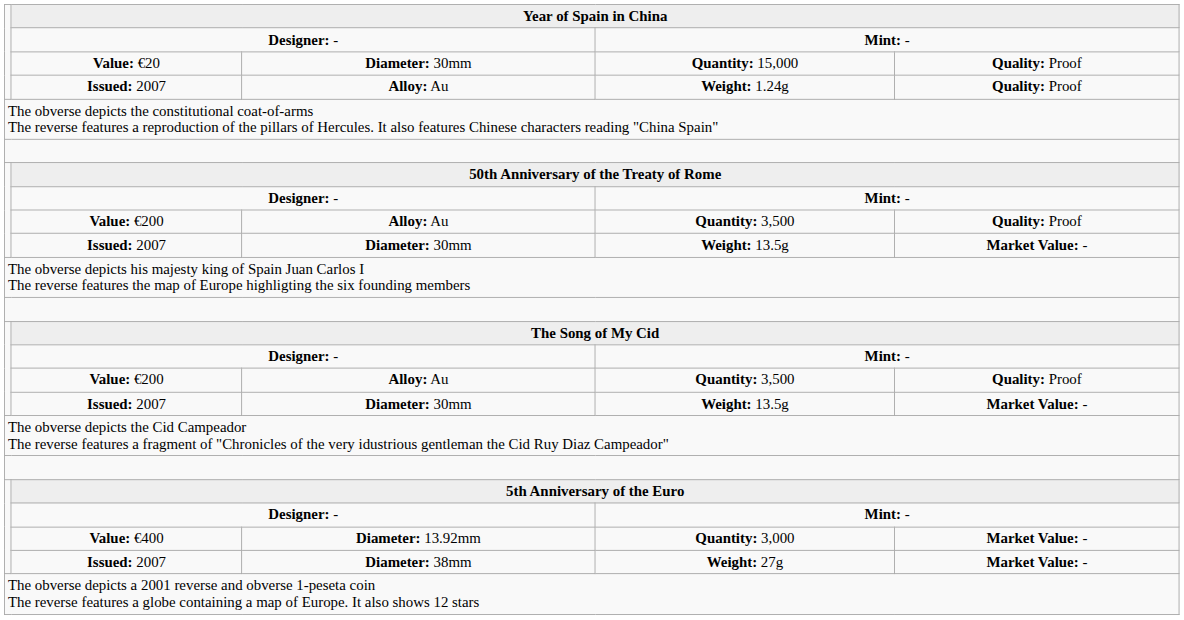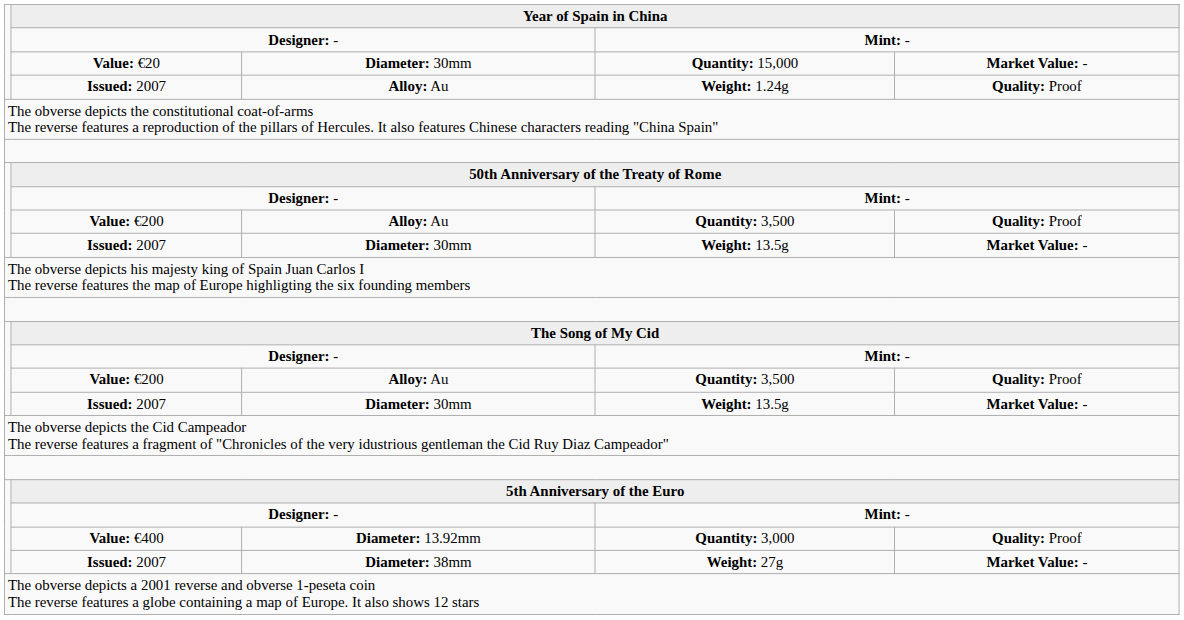(1037, 63) Quality: Proof -> (1037, 63) Market Value: -
(1037, 538) Market Value: - -> (1037, 538) Quality: Proof
